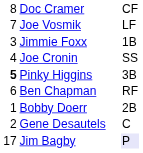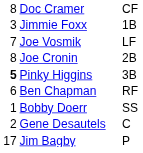rows swapped: (50, 25) <-> (53, 42)
(10, 58) 4 -> (10, 58) 8
(130, 58) SS -> (129, 58) 2B
(129, 108) 2B -> (130, 108) SS
(126, 141) lavender background -> (126, 141) no background
